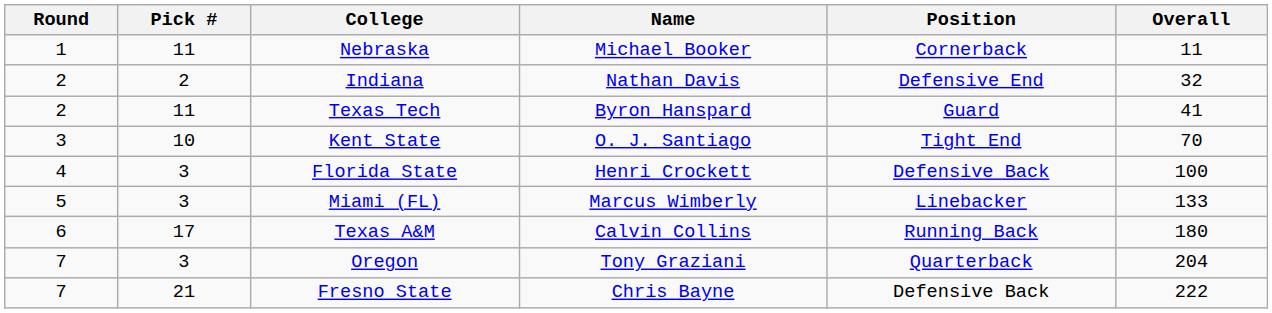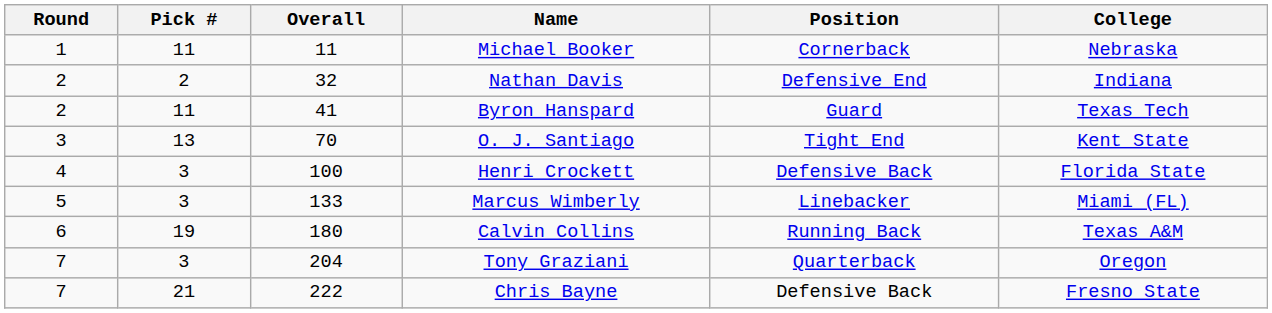columns swapped: (1191, 20) <-> (385, 20)
(184, 141) 10 -> (184, 141) 13
(184, 232) 17 -> (184, 232) 19
